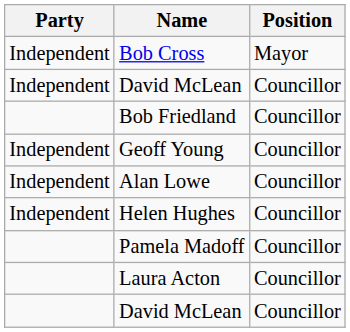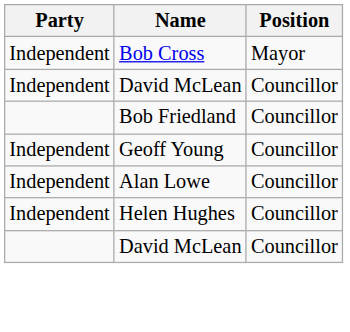- row: (60, 246)
- row: (60, 279)
